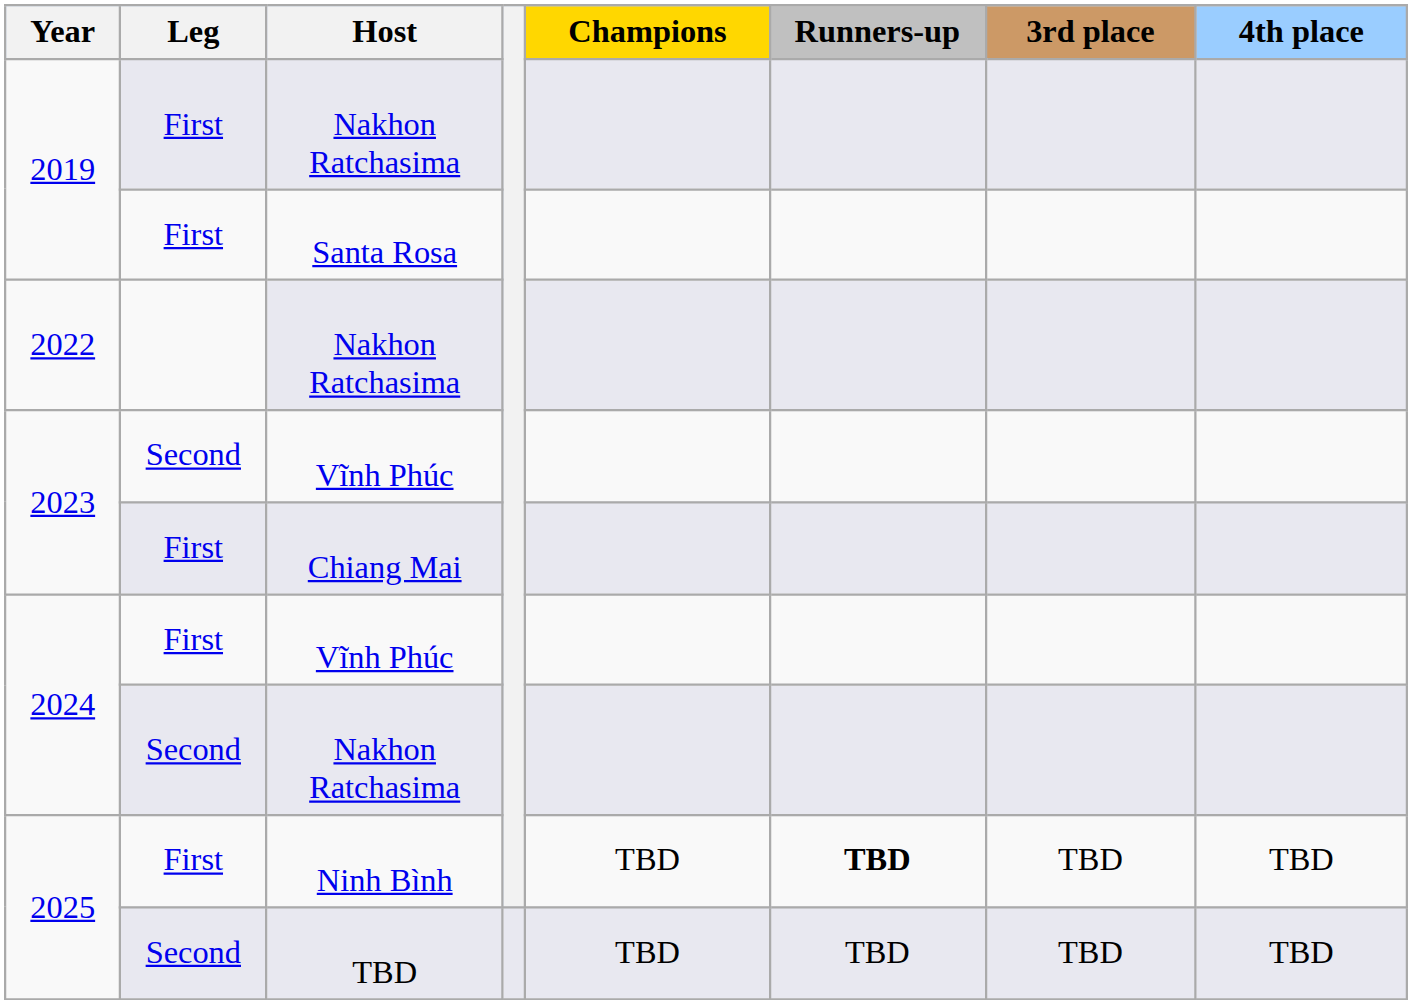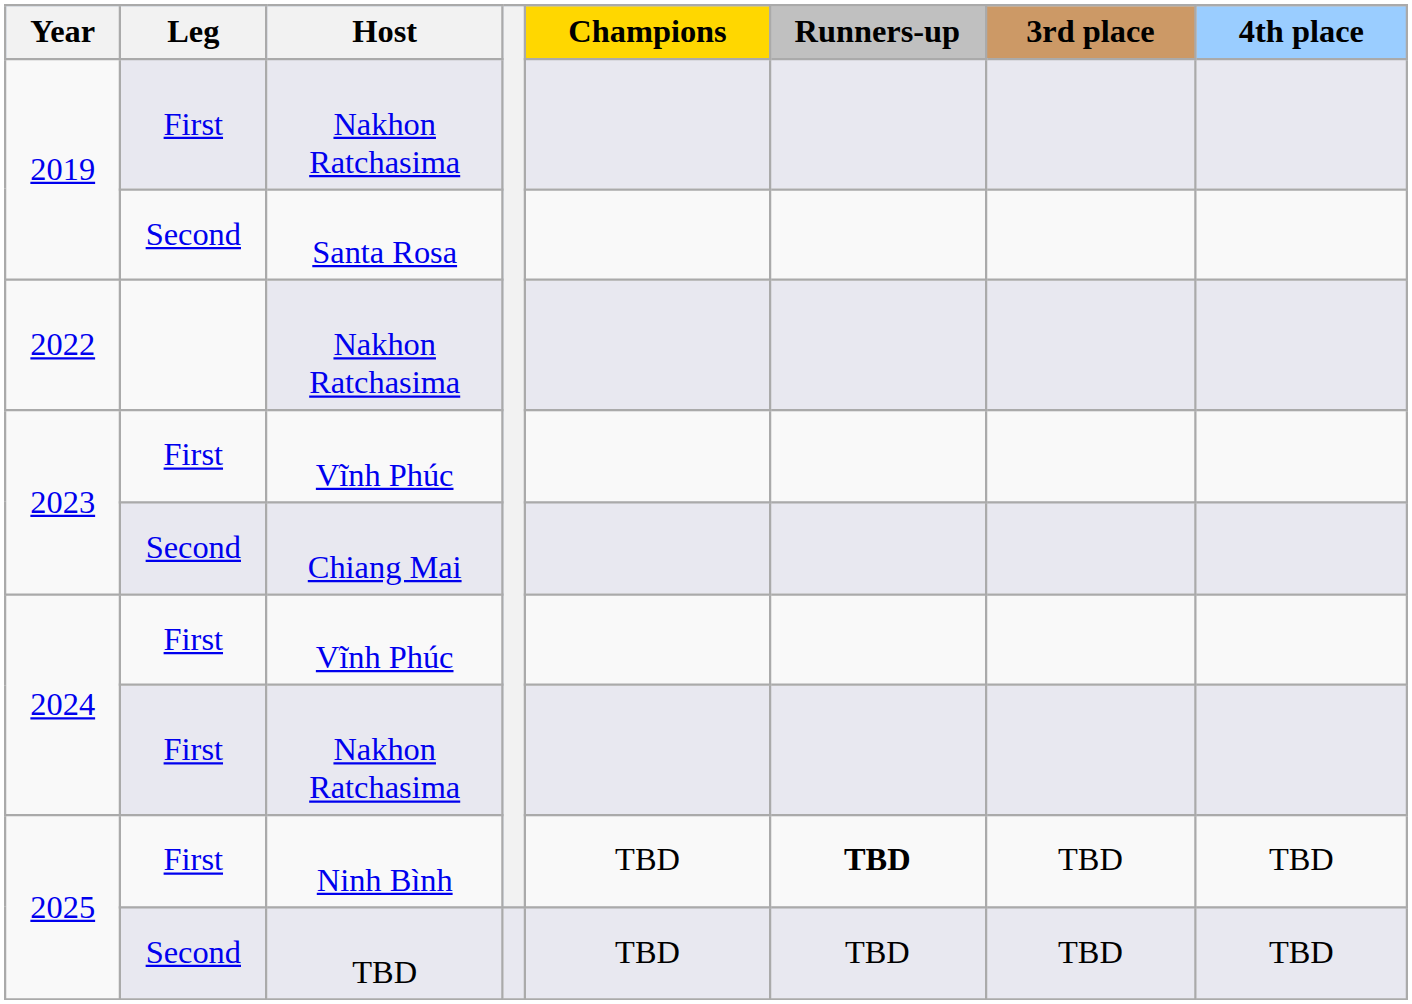(193, 234) First -> (193, 234) Second
(193, 455) Second -> (193, 455) First
(193, 547) First -> (193, 547) Second
(193, 749) Second -> (193, 749) First
